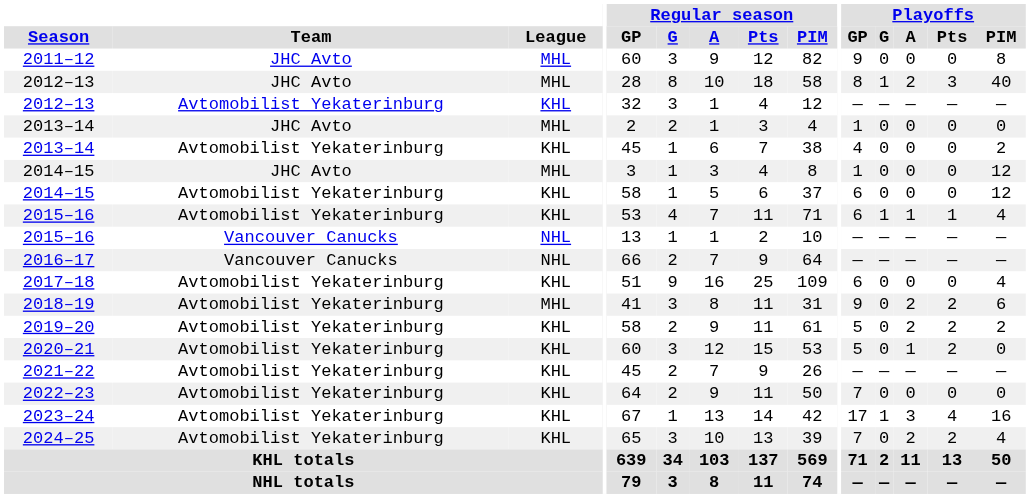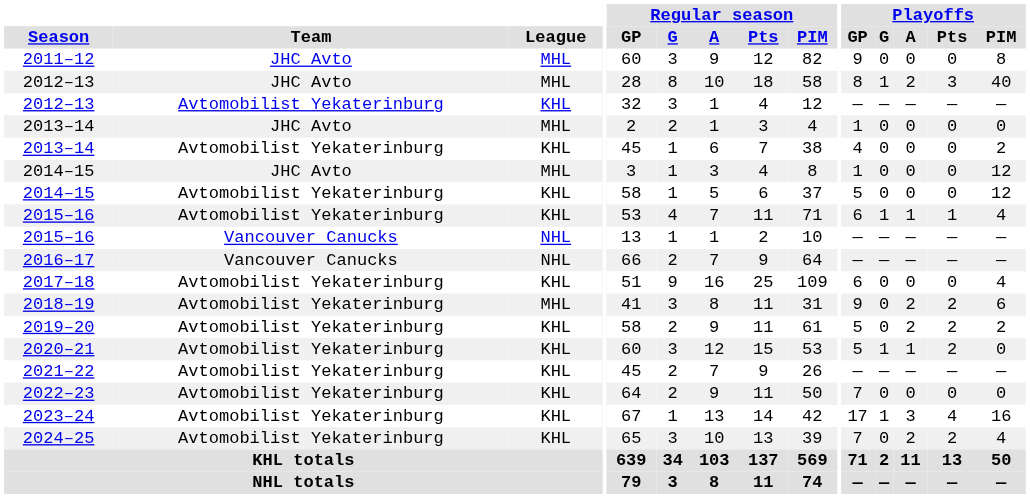(858, 193) 6 -> (858, 193) 5
(884, 349) 0 -> (884, 349) 1
